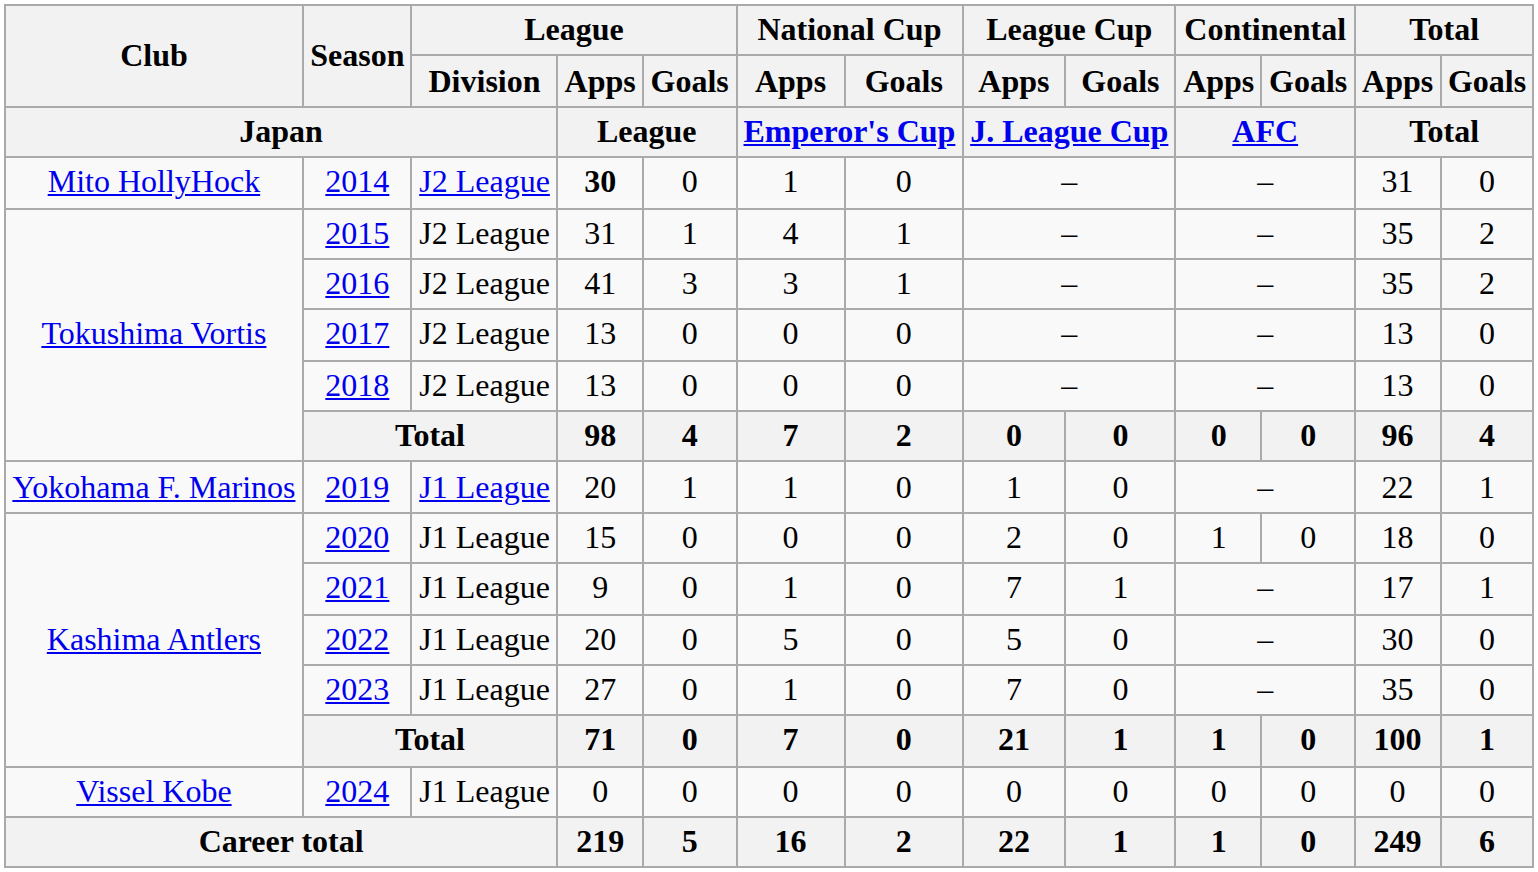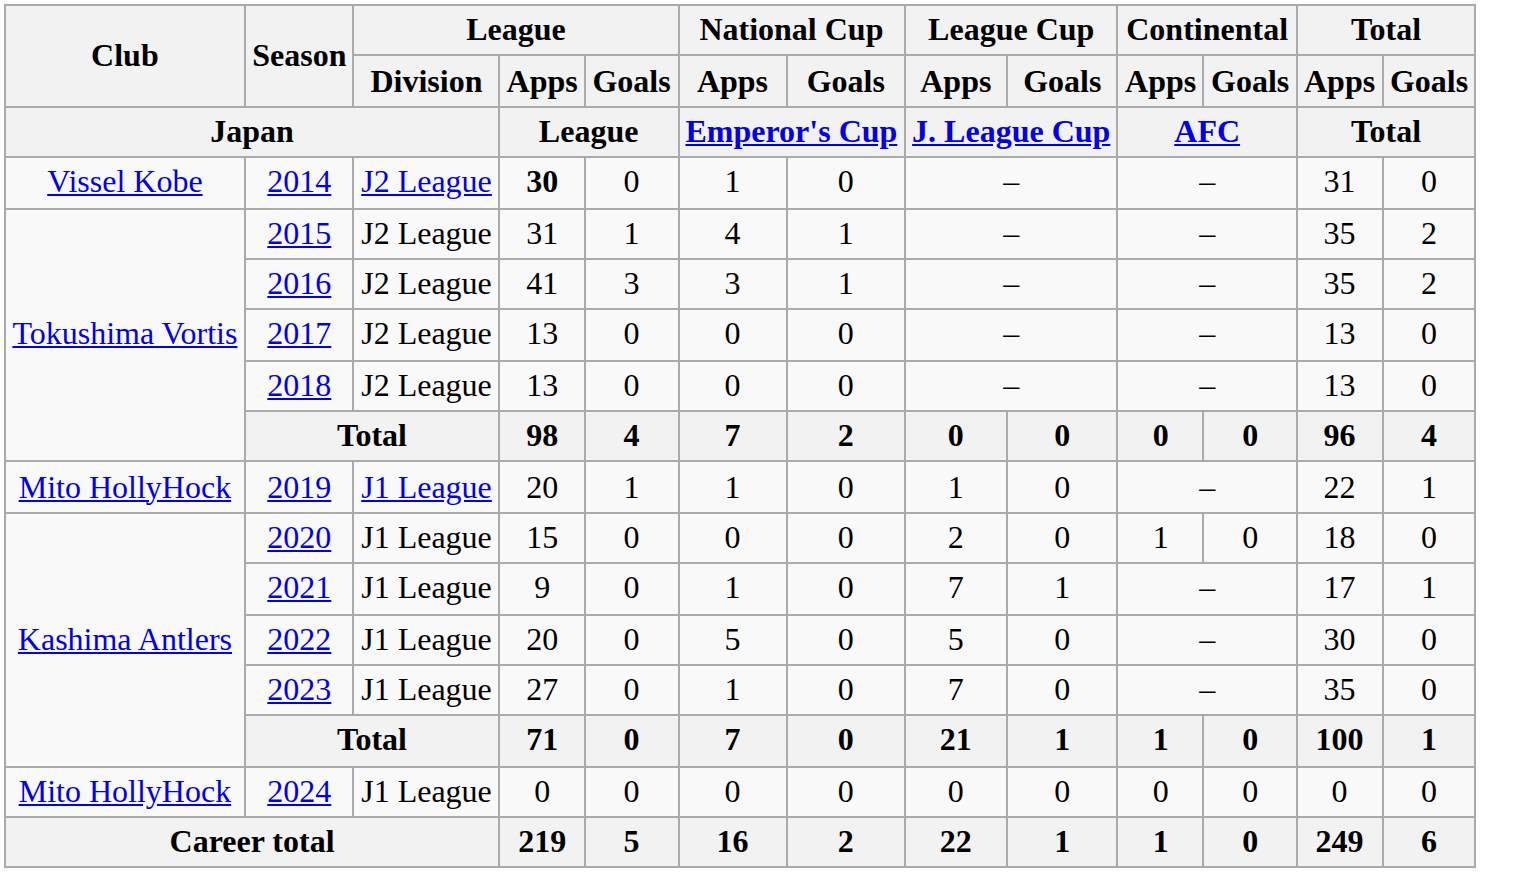(154, 182) Mito HollyHock -> (125, 182) Vissel Kobe
(154, 486) Yokohama F. Marinos -> (125, 486) Mito HollyHock
(154, 791) Vissel Kobe -> (125, 791) Mito HollyHock
